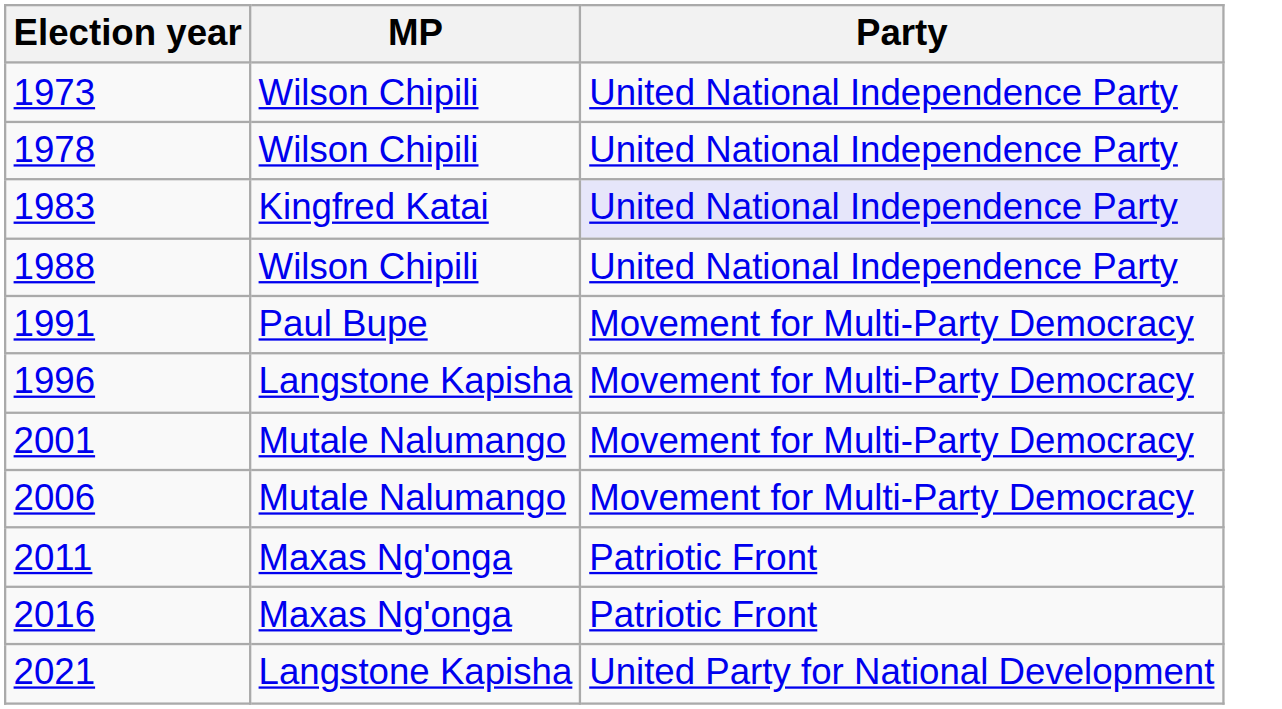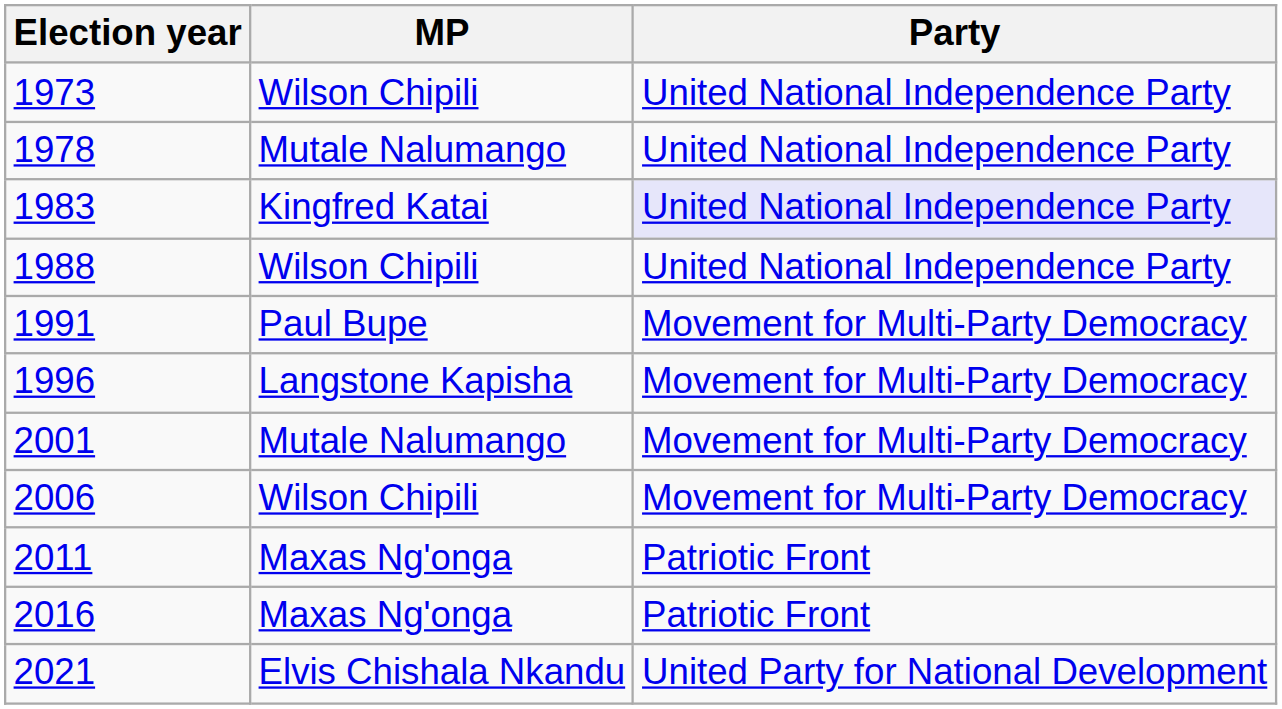(369, 149) Wilson Chipili -> (412, 149) Mutale Nalumango
(412, 498) Mutale Nalumango -> (369, 498) Wilson Chipili
(415, 672) Langstone Kapisha -> (442, 672) Elvis Chishala Nkandu
